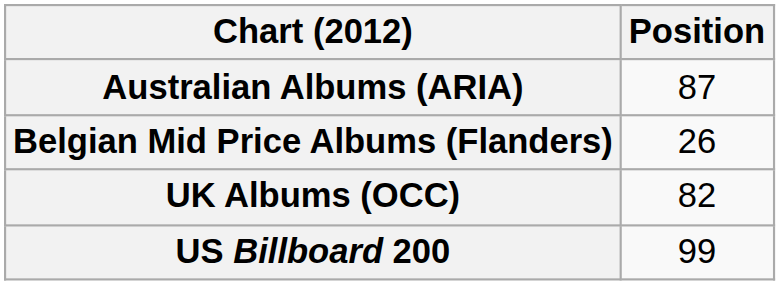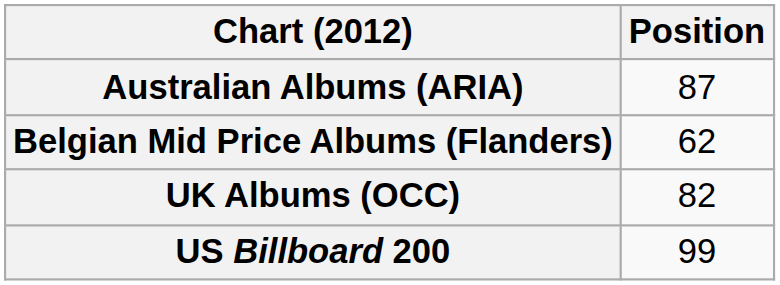(697, 141) 26 -> (697, 141) 62
